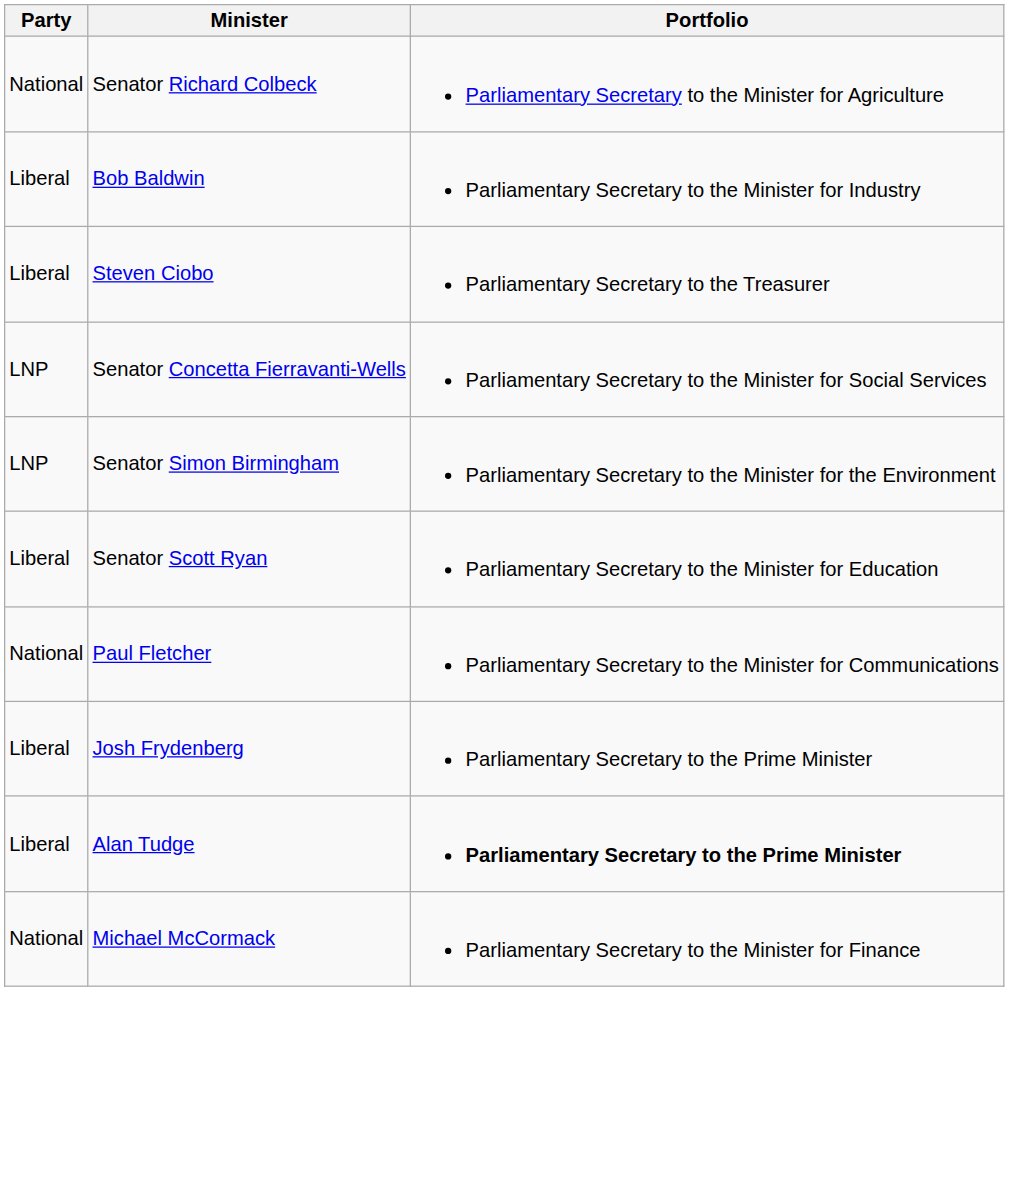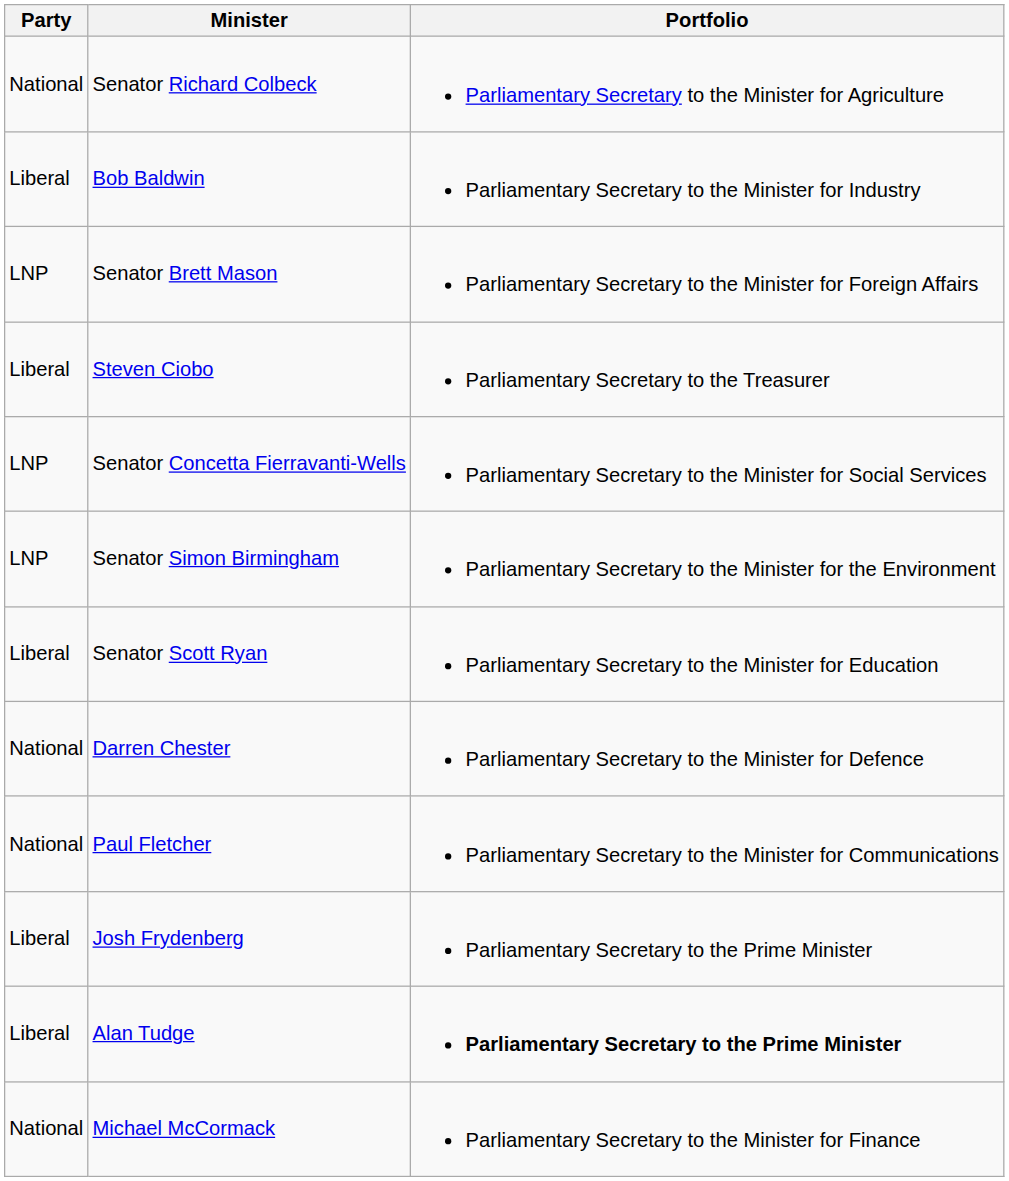+ row: (185, 273)
+ row: (161, 748)
